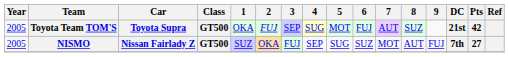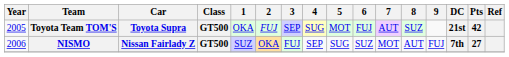(16, 43) 2005 -> (16, 43) 2006
